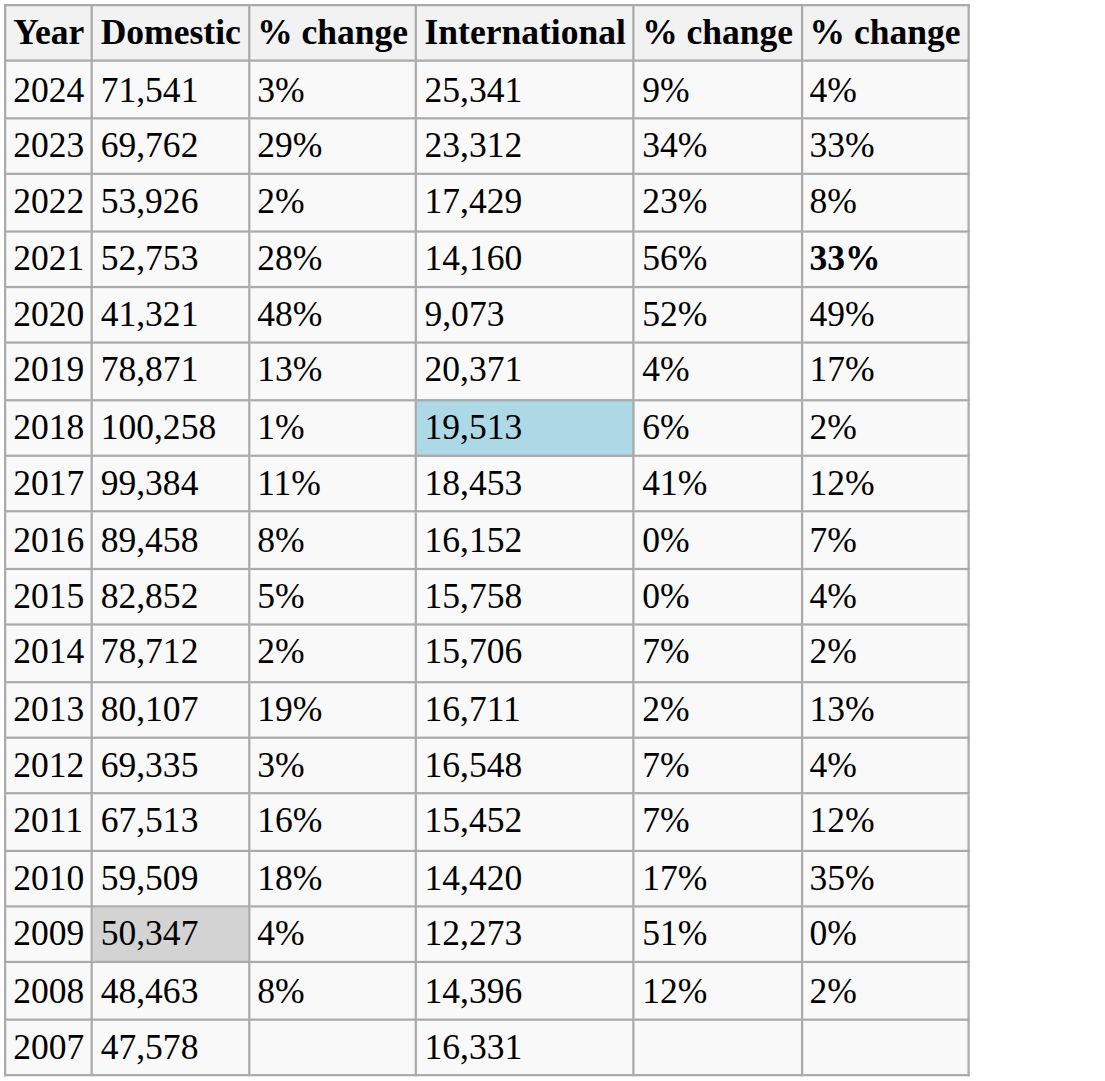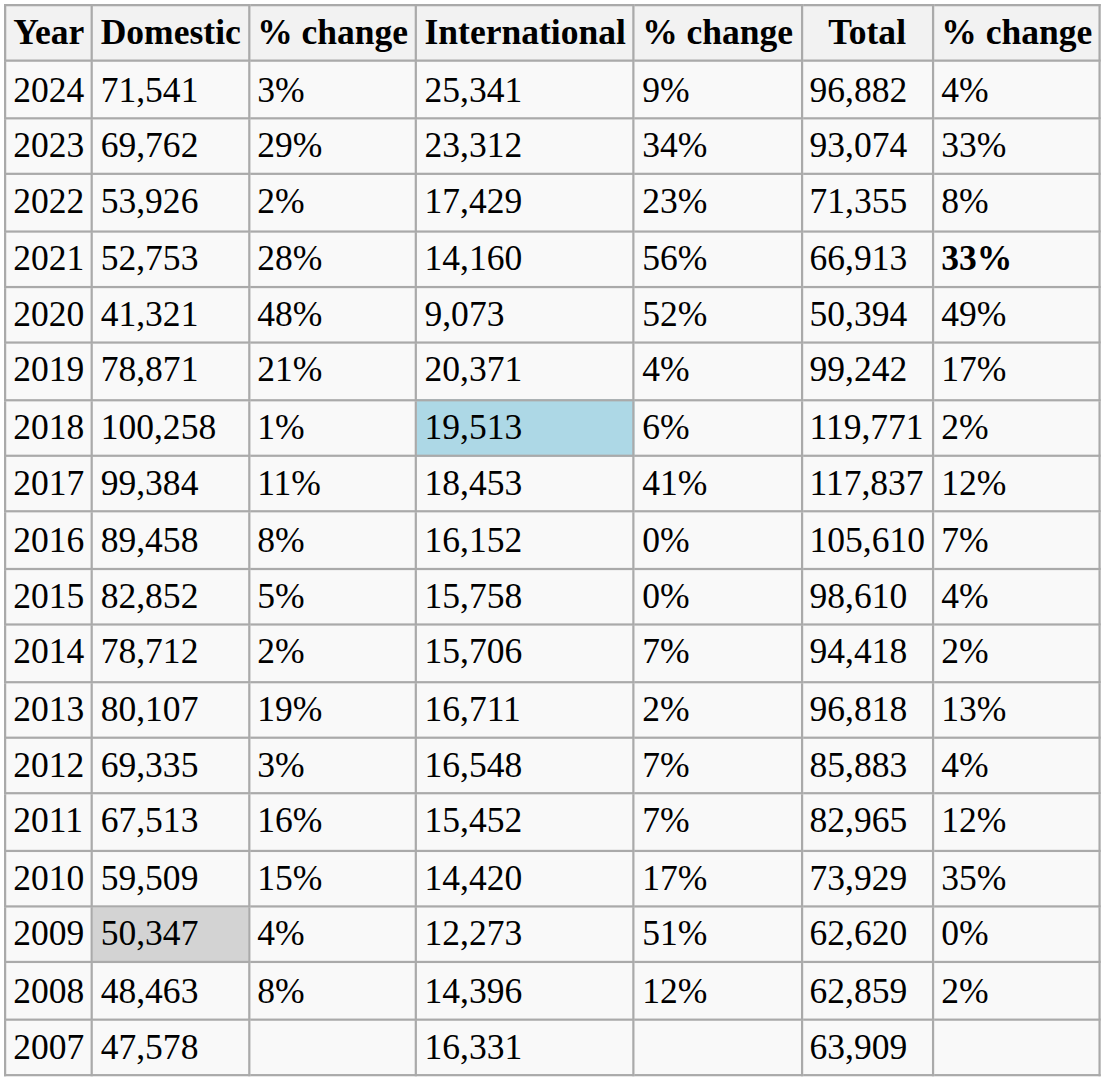+ column: (867, 32)
(290, 370) 13% -> (290, 370) 21%
(290, 877) 18% -> (290, 877) 15%
